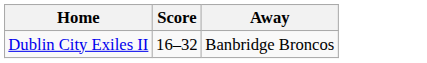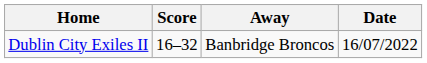+ column: (380, 17)
